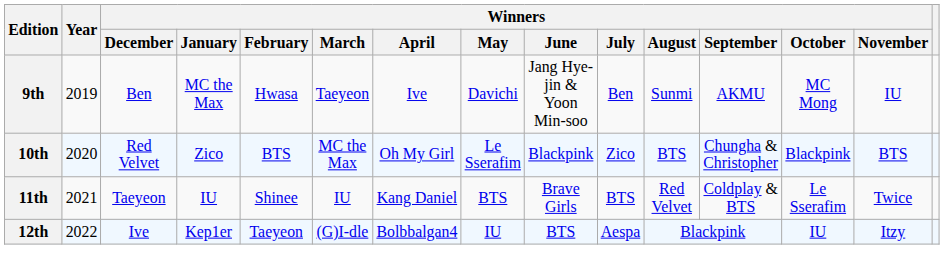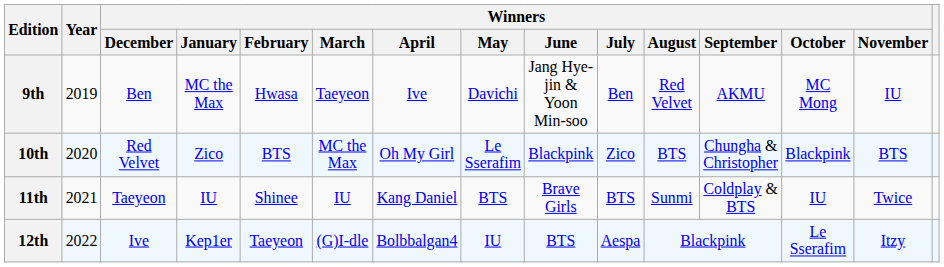(672, 94) Sunmi -> (672, 94) Red Velvet
(672, 197) Red Velvet -> (672, 197) Sunmi
(818, 197) Le Sserafim -> (818, 197) IU
(818, 231) IU -> (818, 240) Le Sserafim
